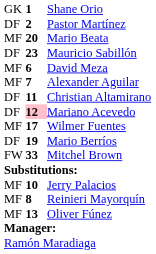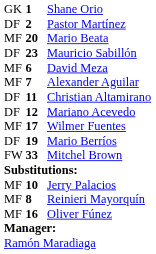(32, 111) pink background -> (32, 111) no background
(32, 214) 13 -> (32, 214) 16
